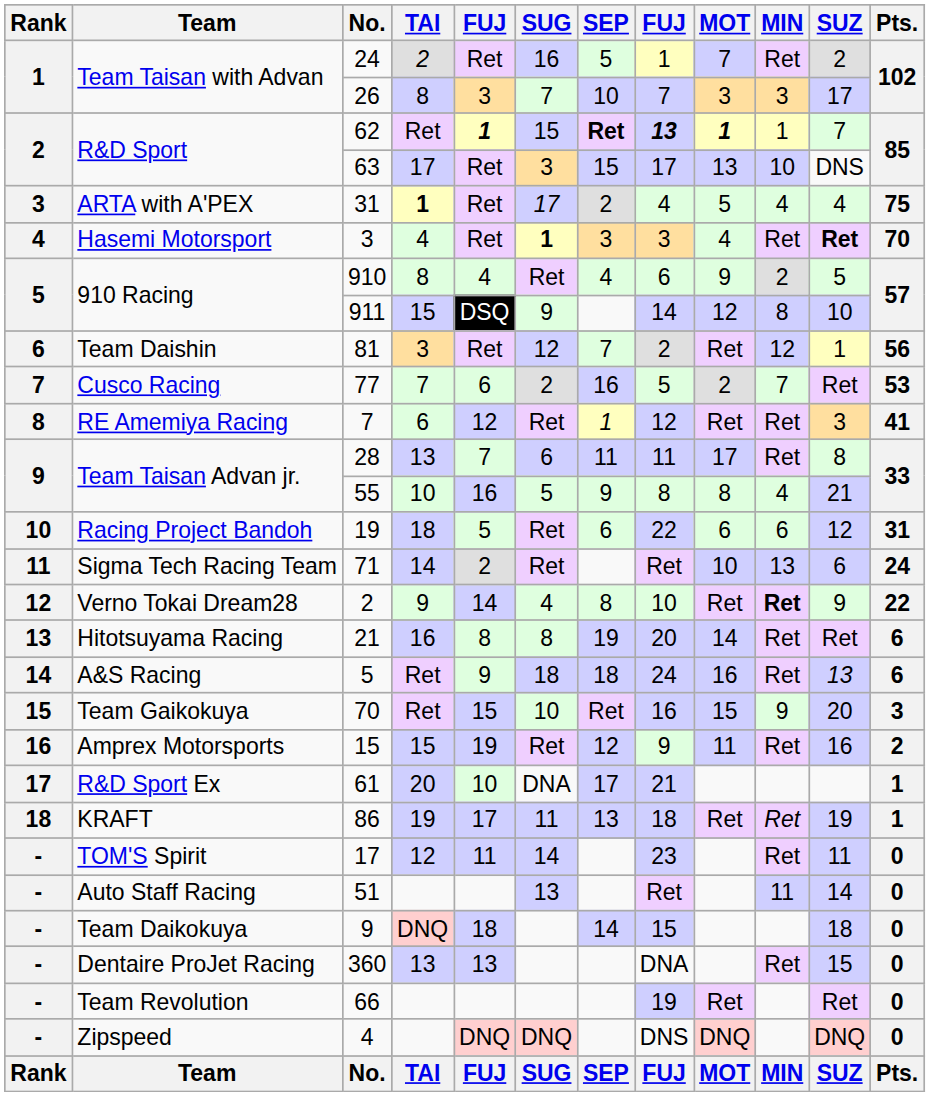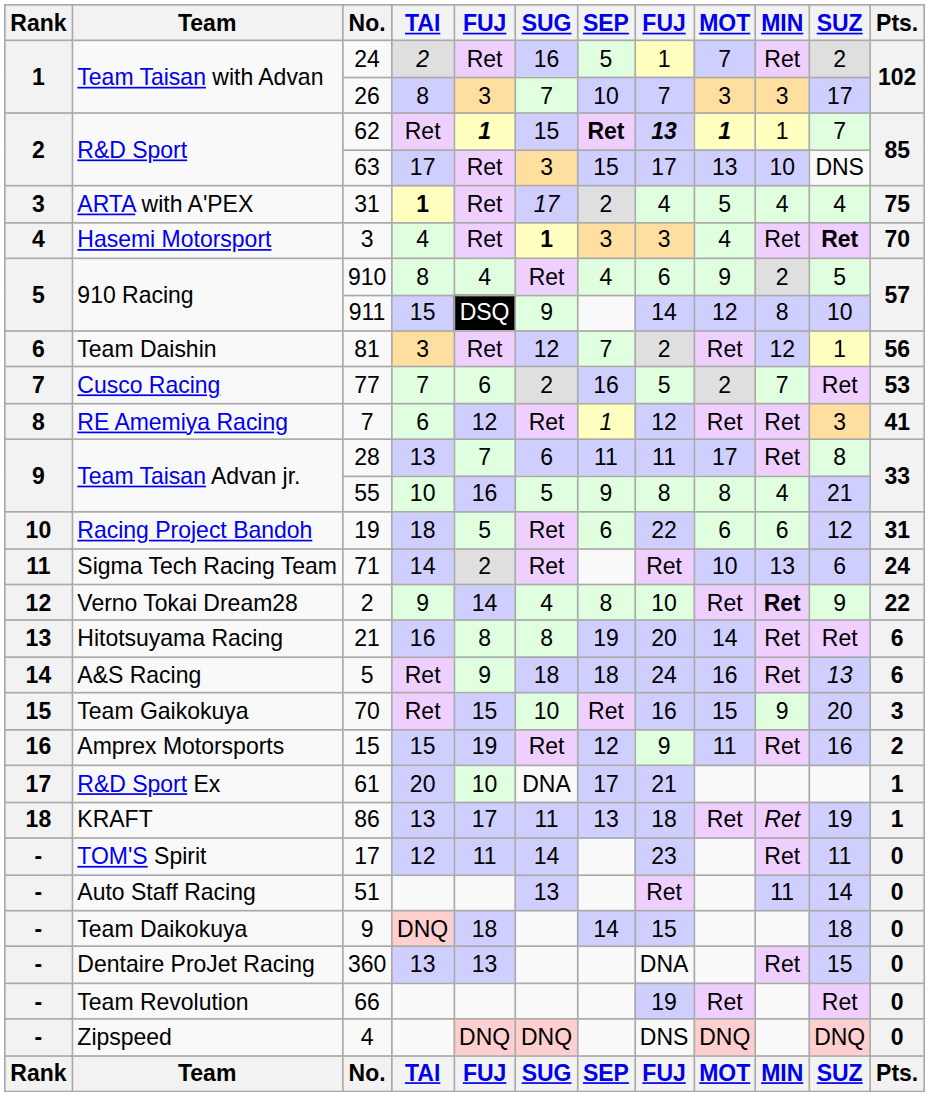(423, 820) 19 -> (423, 820) 13
